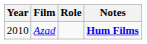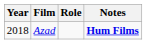(18, 30) 2010 -> (18, 30) 2018
